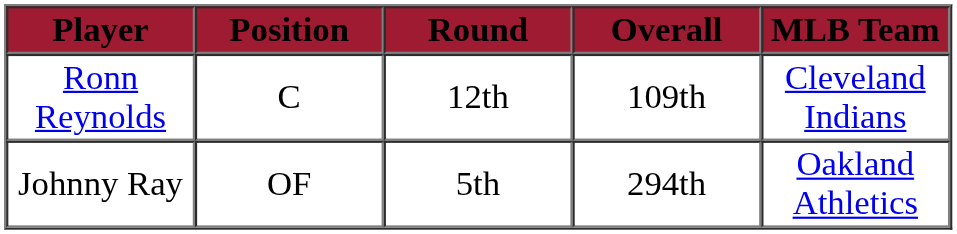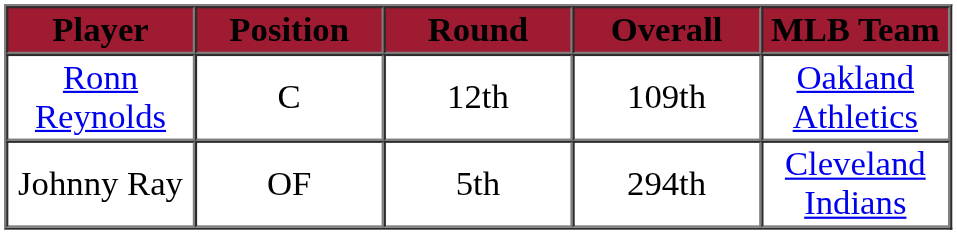(855, 96) Cleveland Indians -> (855, 96) Oakland Athletics
(855, 183) Oakland Athletics -> (855, 183) Cleveland Indians
